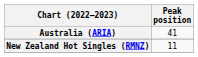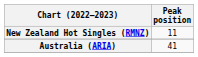rows swapped: (78, 33) <-> (78, 46)
